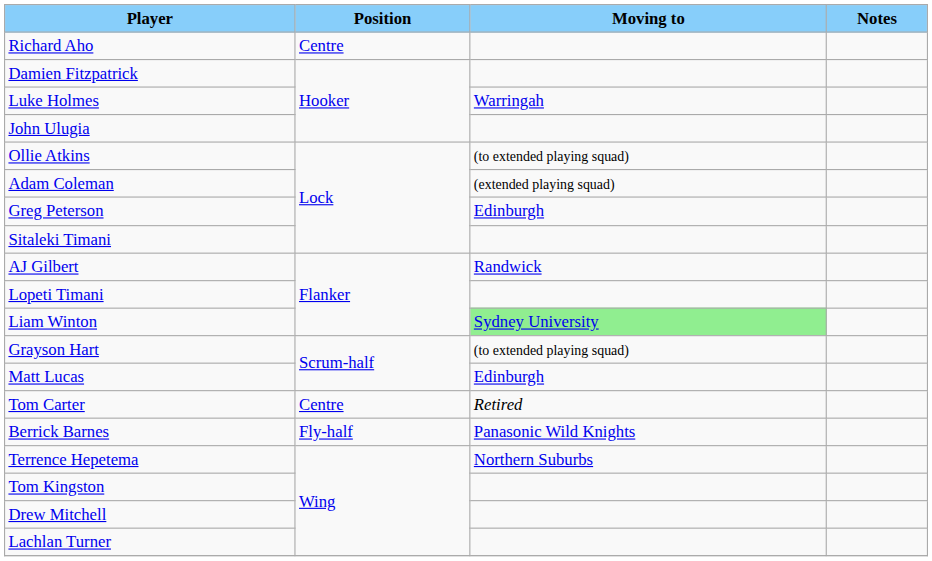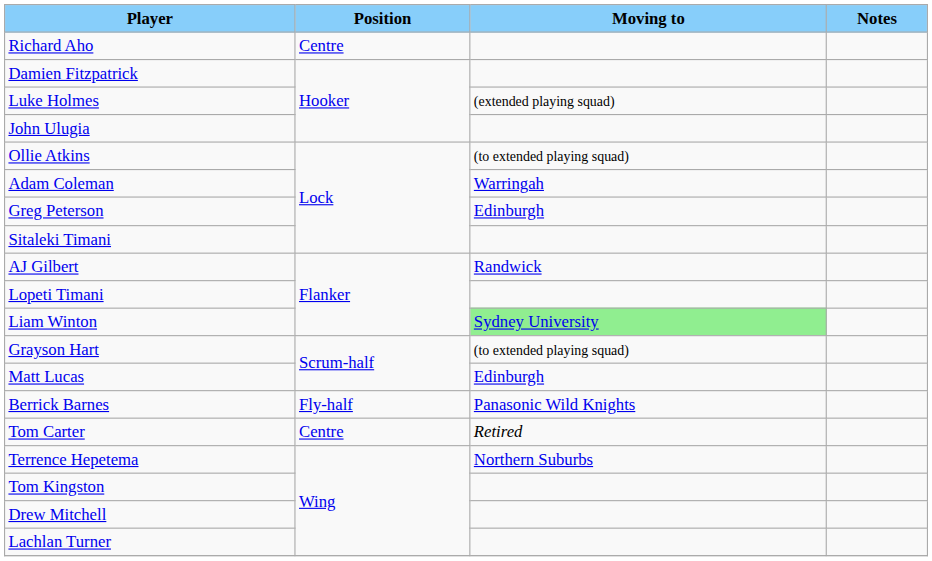(509, 101) Warringah -> (544, 102) (extended playing squad)
(544, 185) (extended playing squad) -> (509, 183) Warringah
rows swapped: (59, 432) <-> (47, 404)
